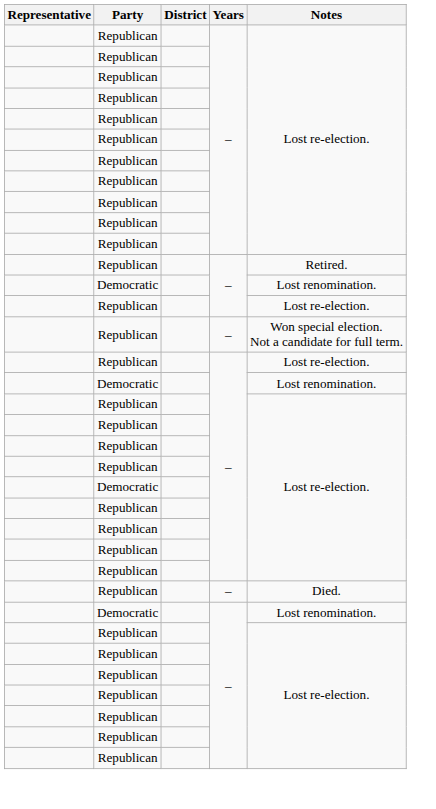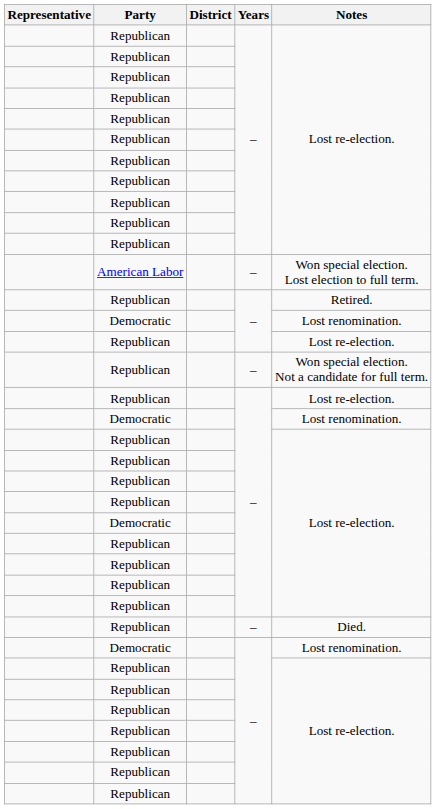+ row: (49, 272)
